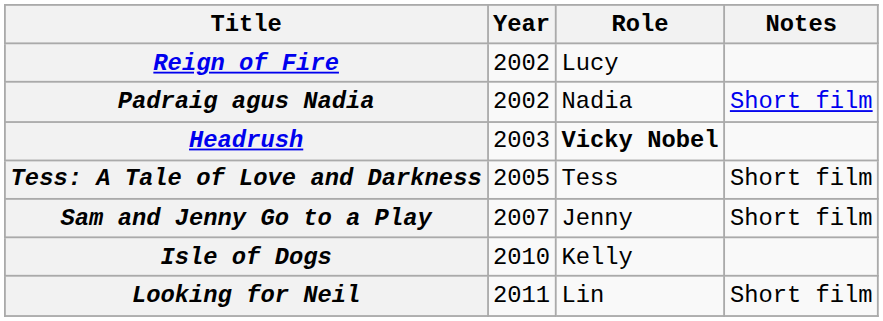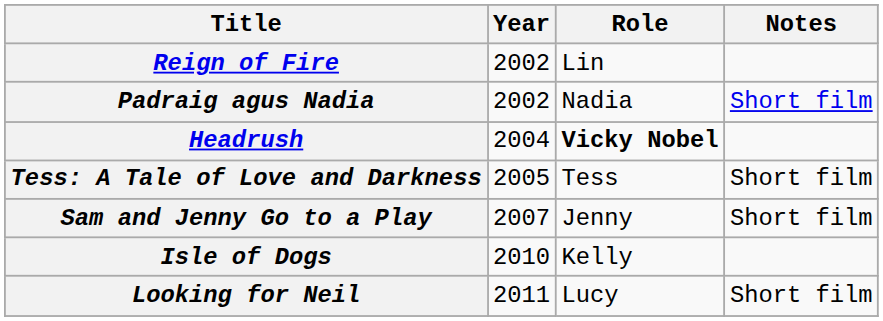(590, 63) Lucy -> (583, 63) Lin
(522, 141) 2003 -> (522, 141) 2004
(583, 296) Lin -> (590, 296) Lucy
